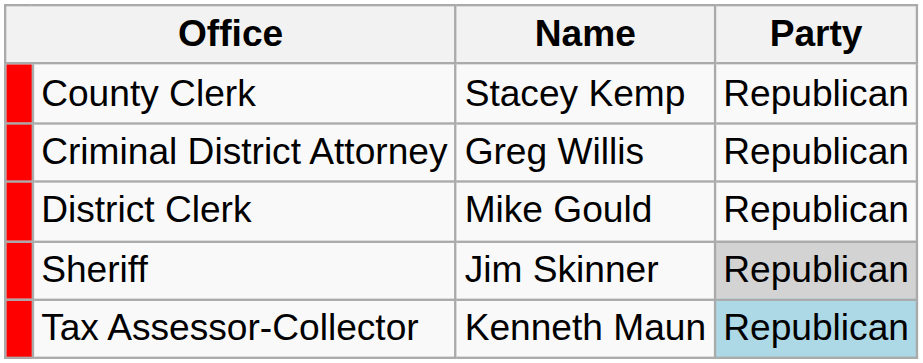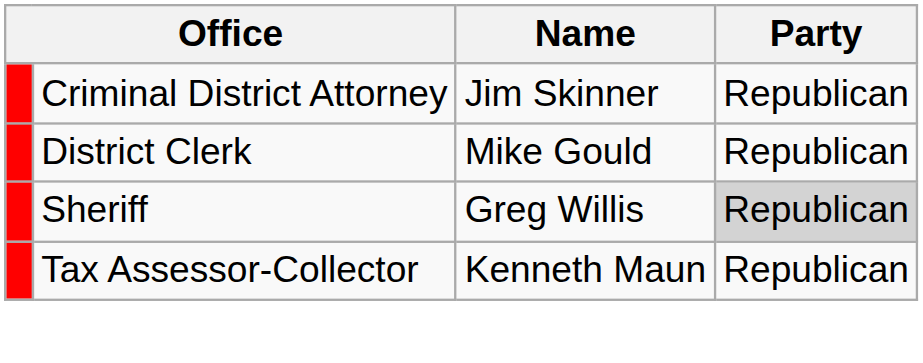- row: (148, 92)
(554, 151) Greg Willis -> (562, 92) Jim Skinner
(562, 269) Jim Skinner -> (554, 210) Greg Willis
(816, 328) lightblue background -> (816, 269) no background
